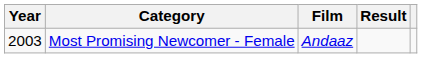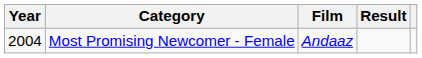(25, 40) 2003 -> (25, 40) 2004
